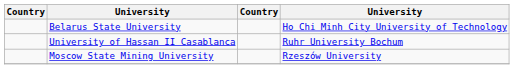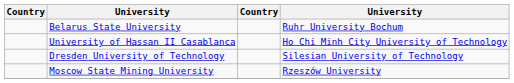(395, 27) Ho Chi Minh City University of Technology -> (343, 27) Ruhr University Bochum
(343, 41) Ruhr University Bochum -> (395, 41) Ho Chi Minh City University of Technology
+ row: (137, 56)
